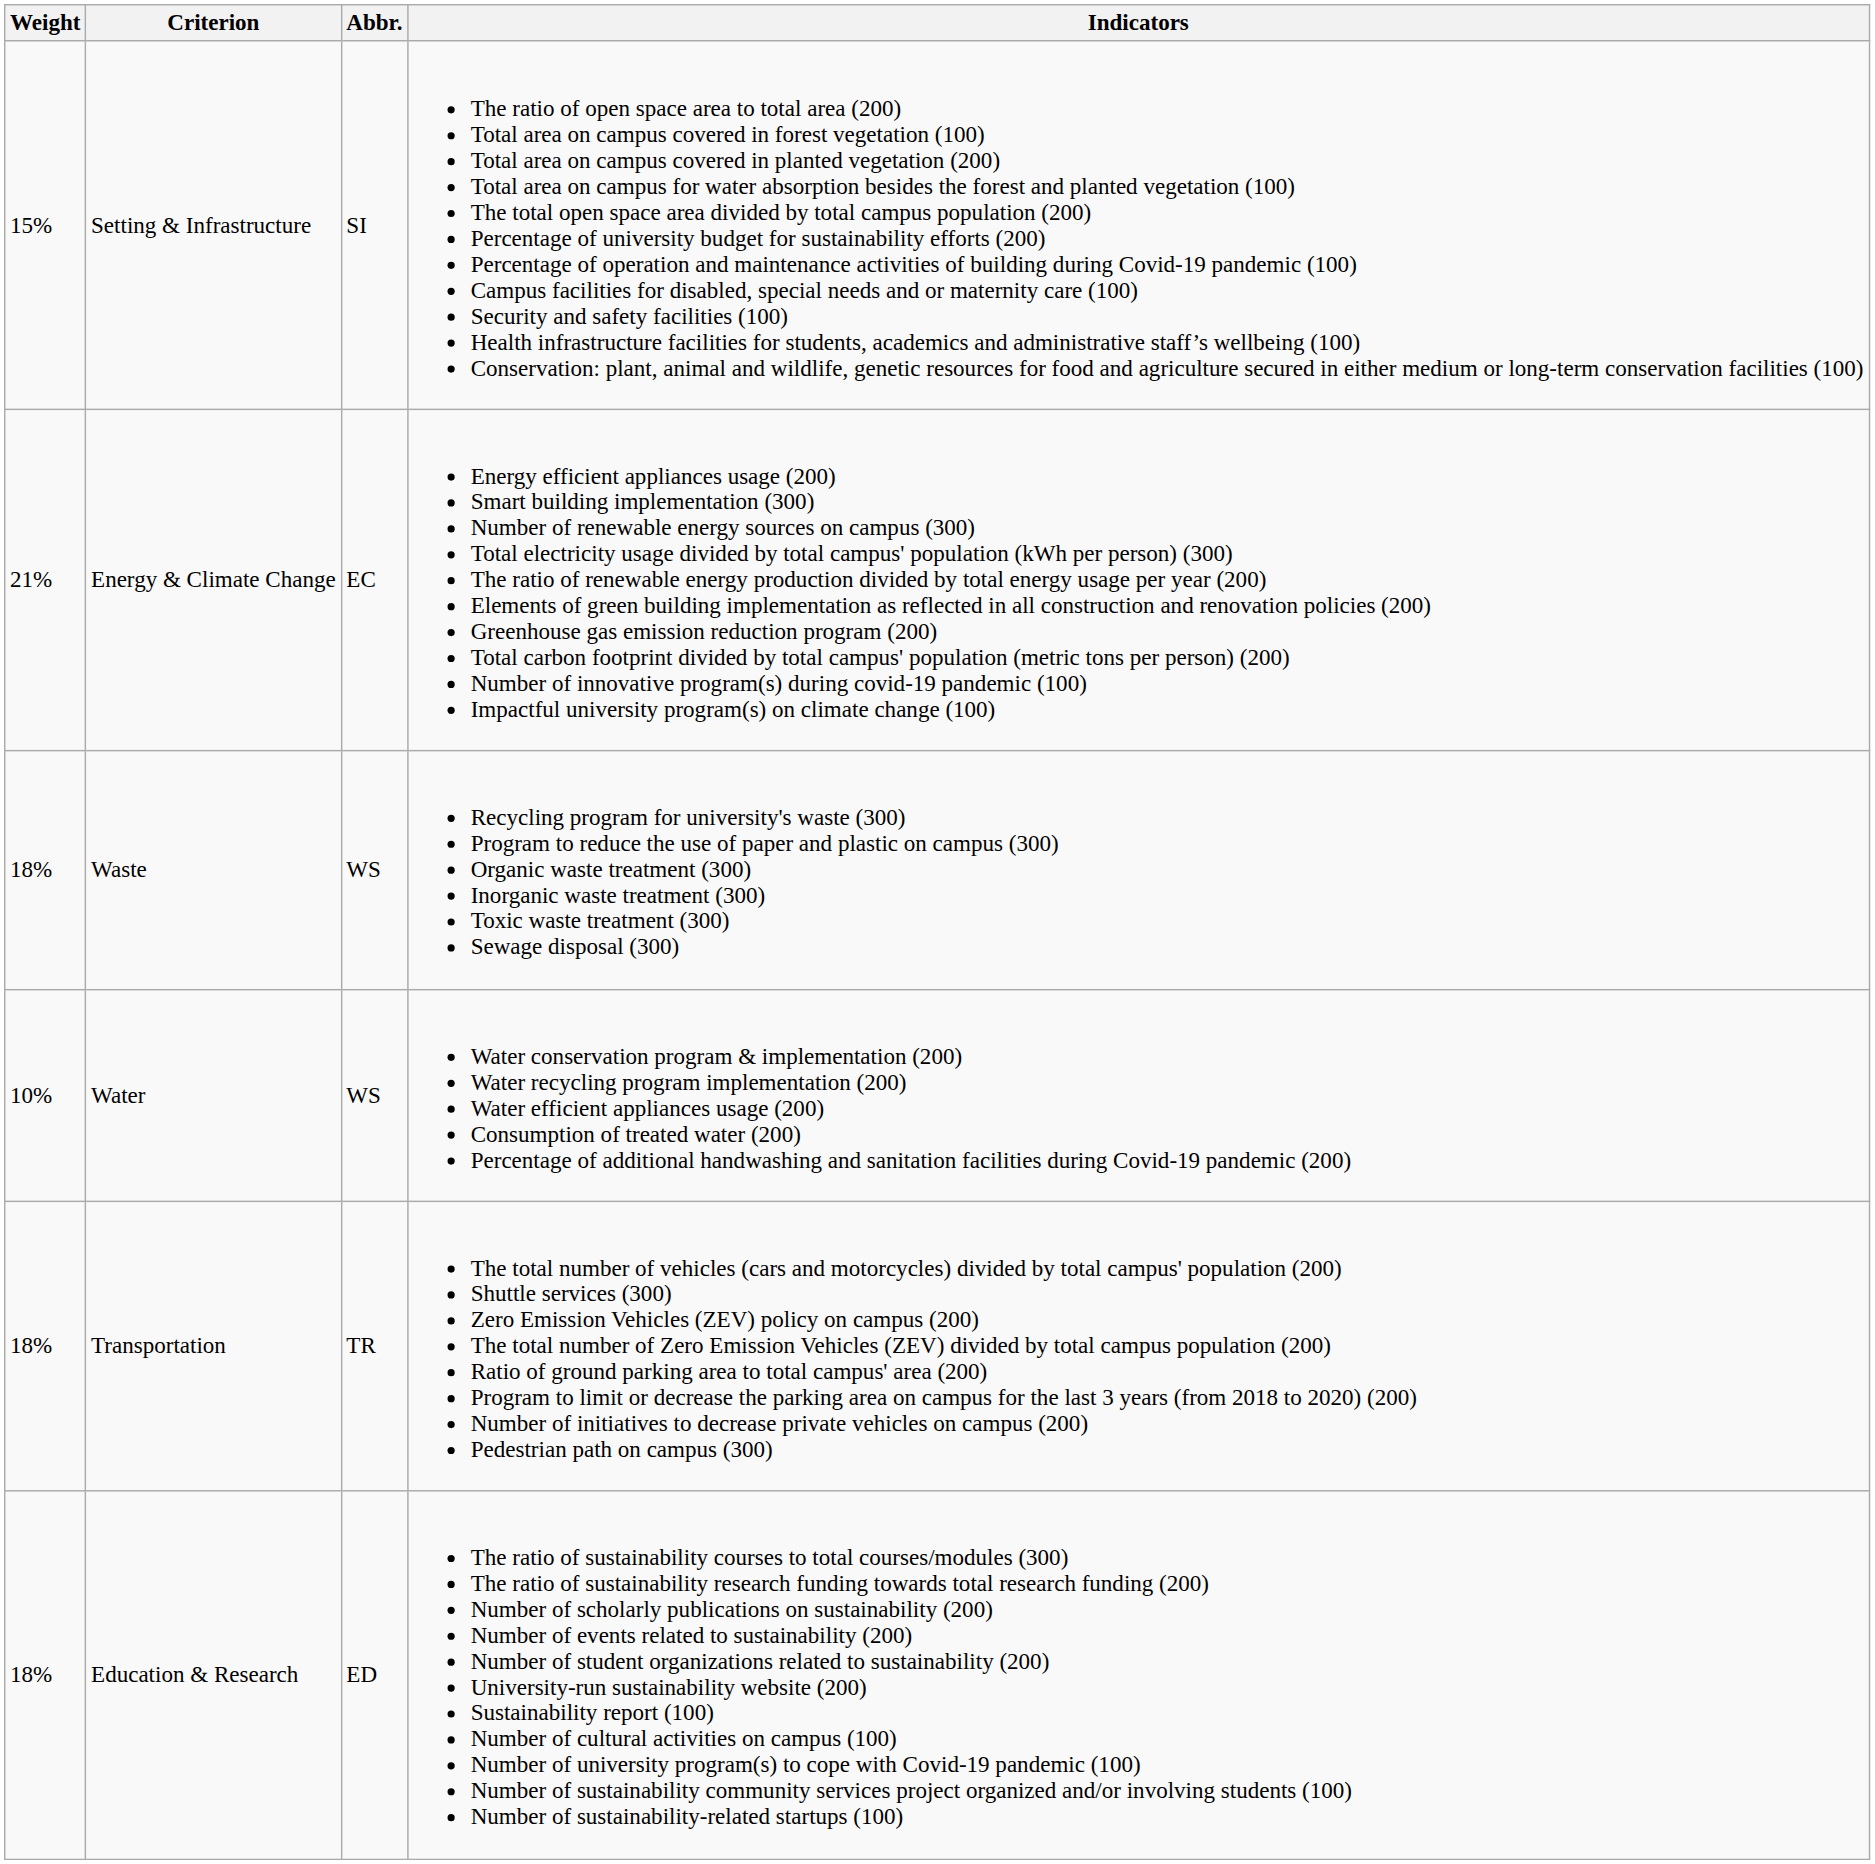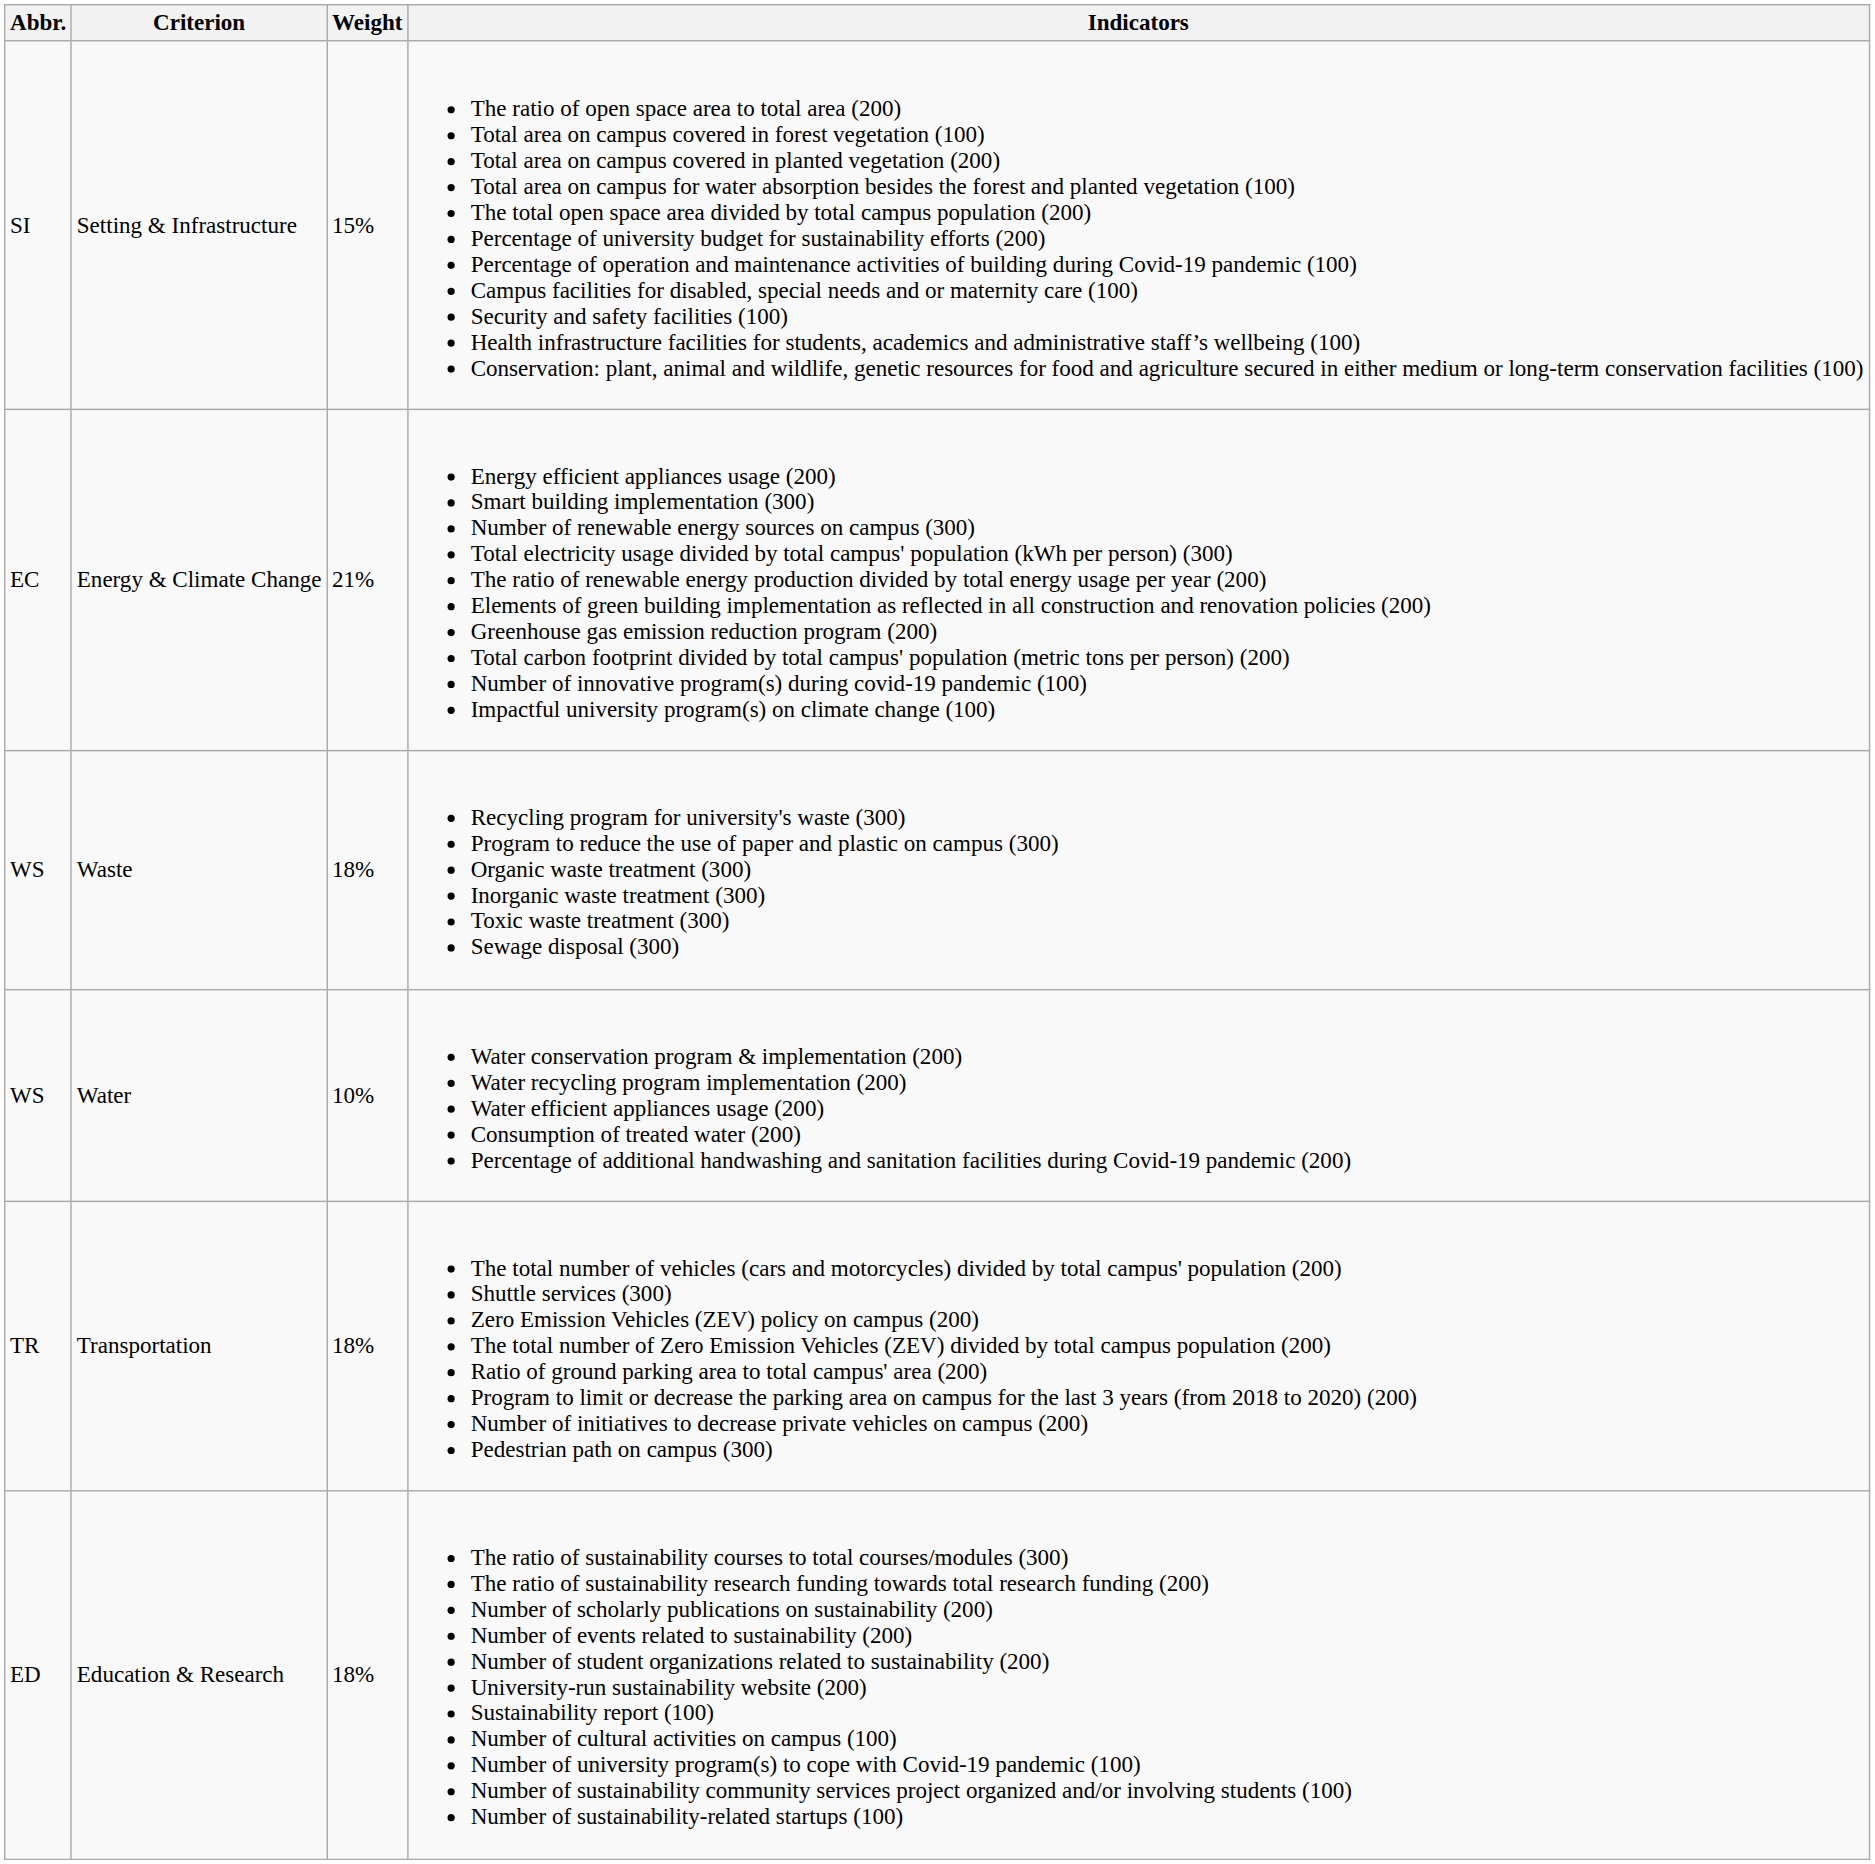columns swapped: (374, 22) <-> (45, 22)
